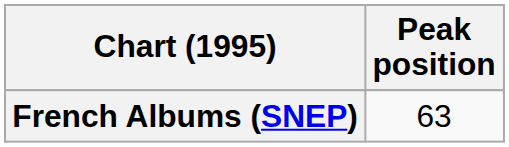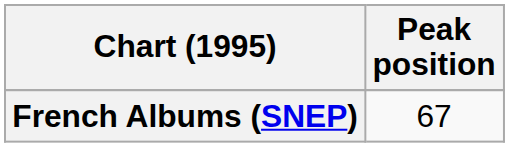(434, 115) 63 -> (434, 115) 67
